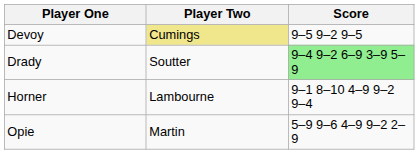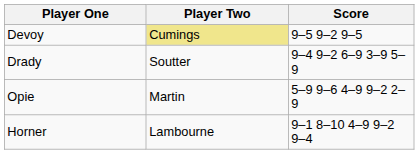(348, 62) lightgreen background -> (348, 62) no background
rows swapped: (21, 131) <-> (27, 97)
